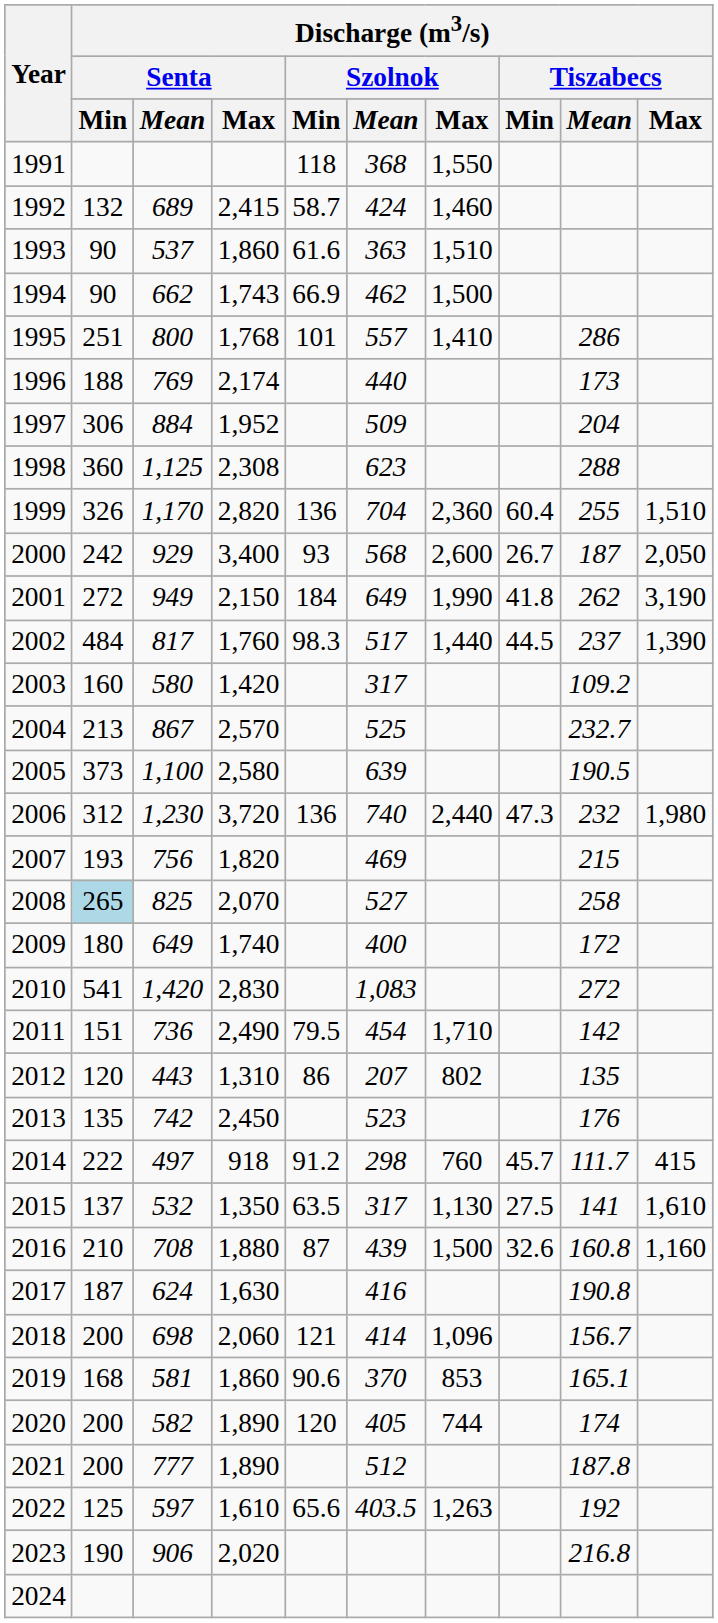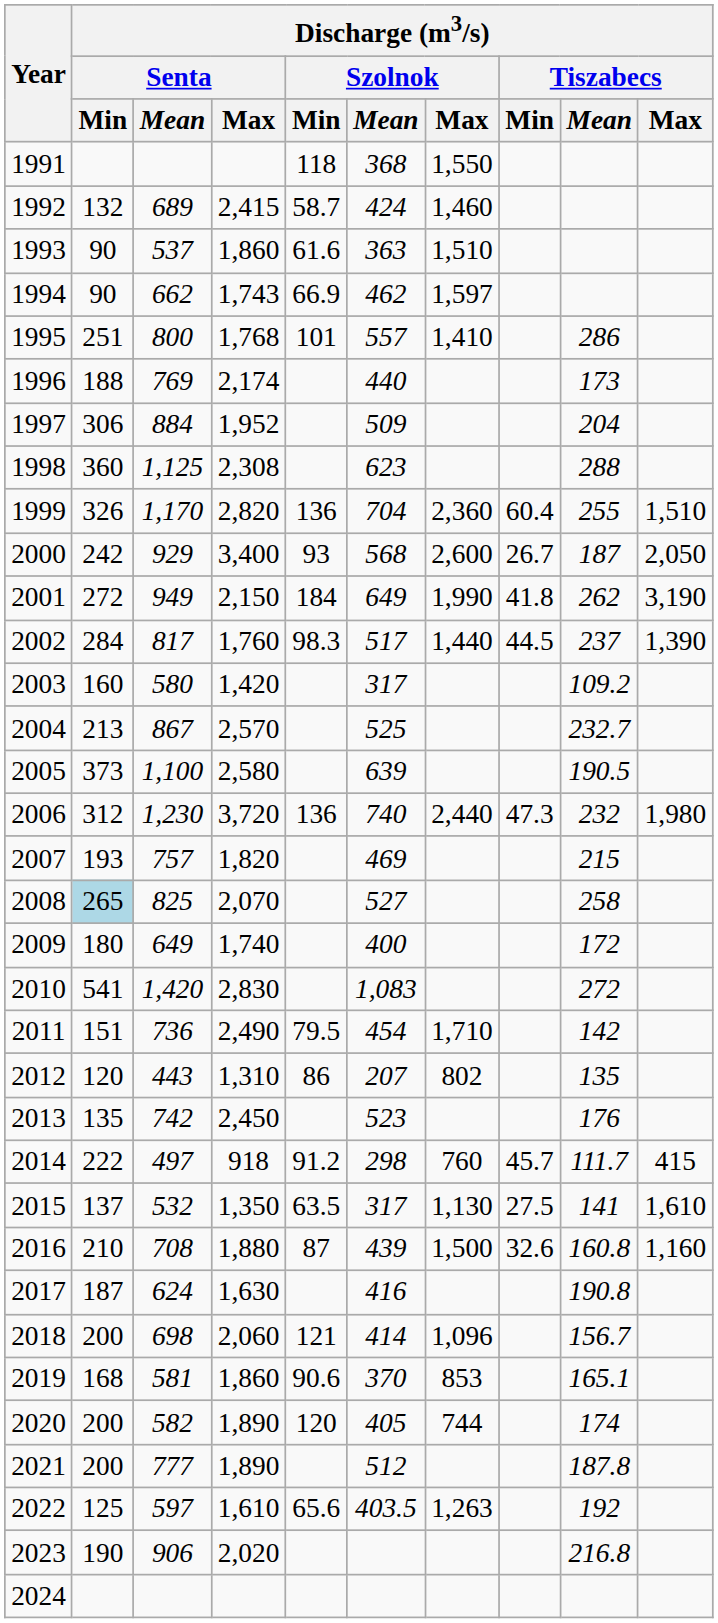(462, 293) 1,500 -> (462, 293) 1,597
(103, 641) 484 -> (103, 641) 284
(172, 858) 756 -> (172, 858) 757
